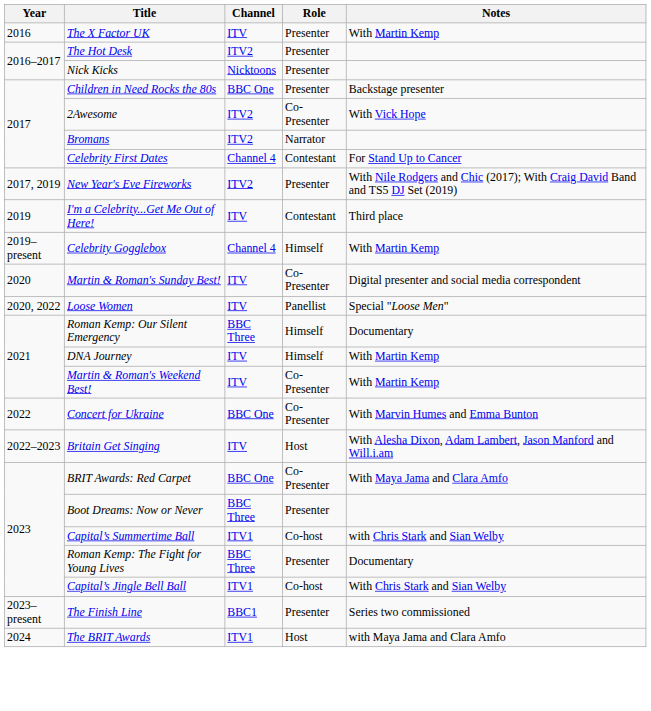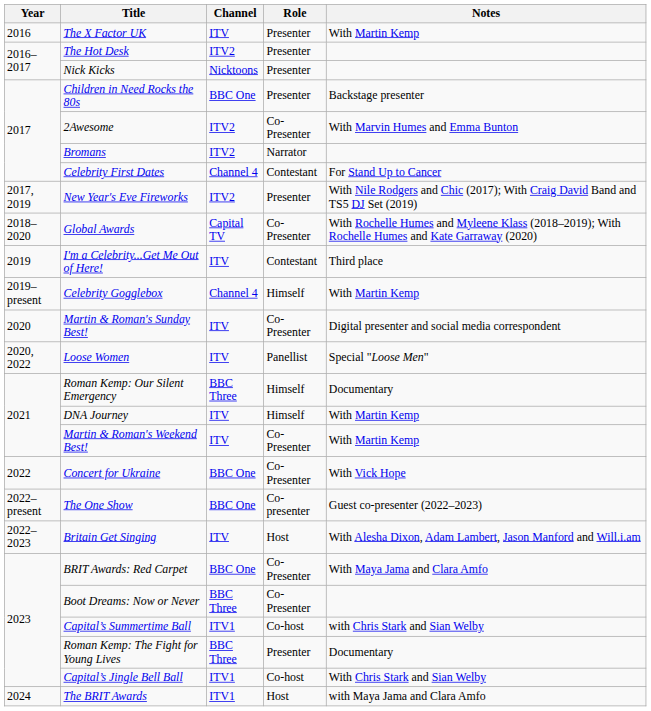(387, 114) With Vick Hope -> (423, 127) With Marvin Humes and Emma Bunton
+ row: (99, 229)
(444, 414) With Marvin Humes and Emma Bunton -> (367, 472) With Vick Hope
+ row: (98, 505)
(307, 510) Presenter -> (288, 601) Co-Presenter
- row: (105, 612)
